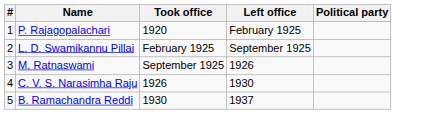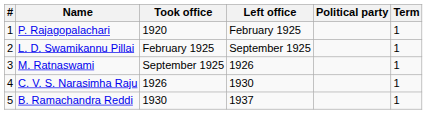+ column: (406, 13)
